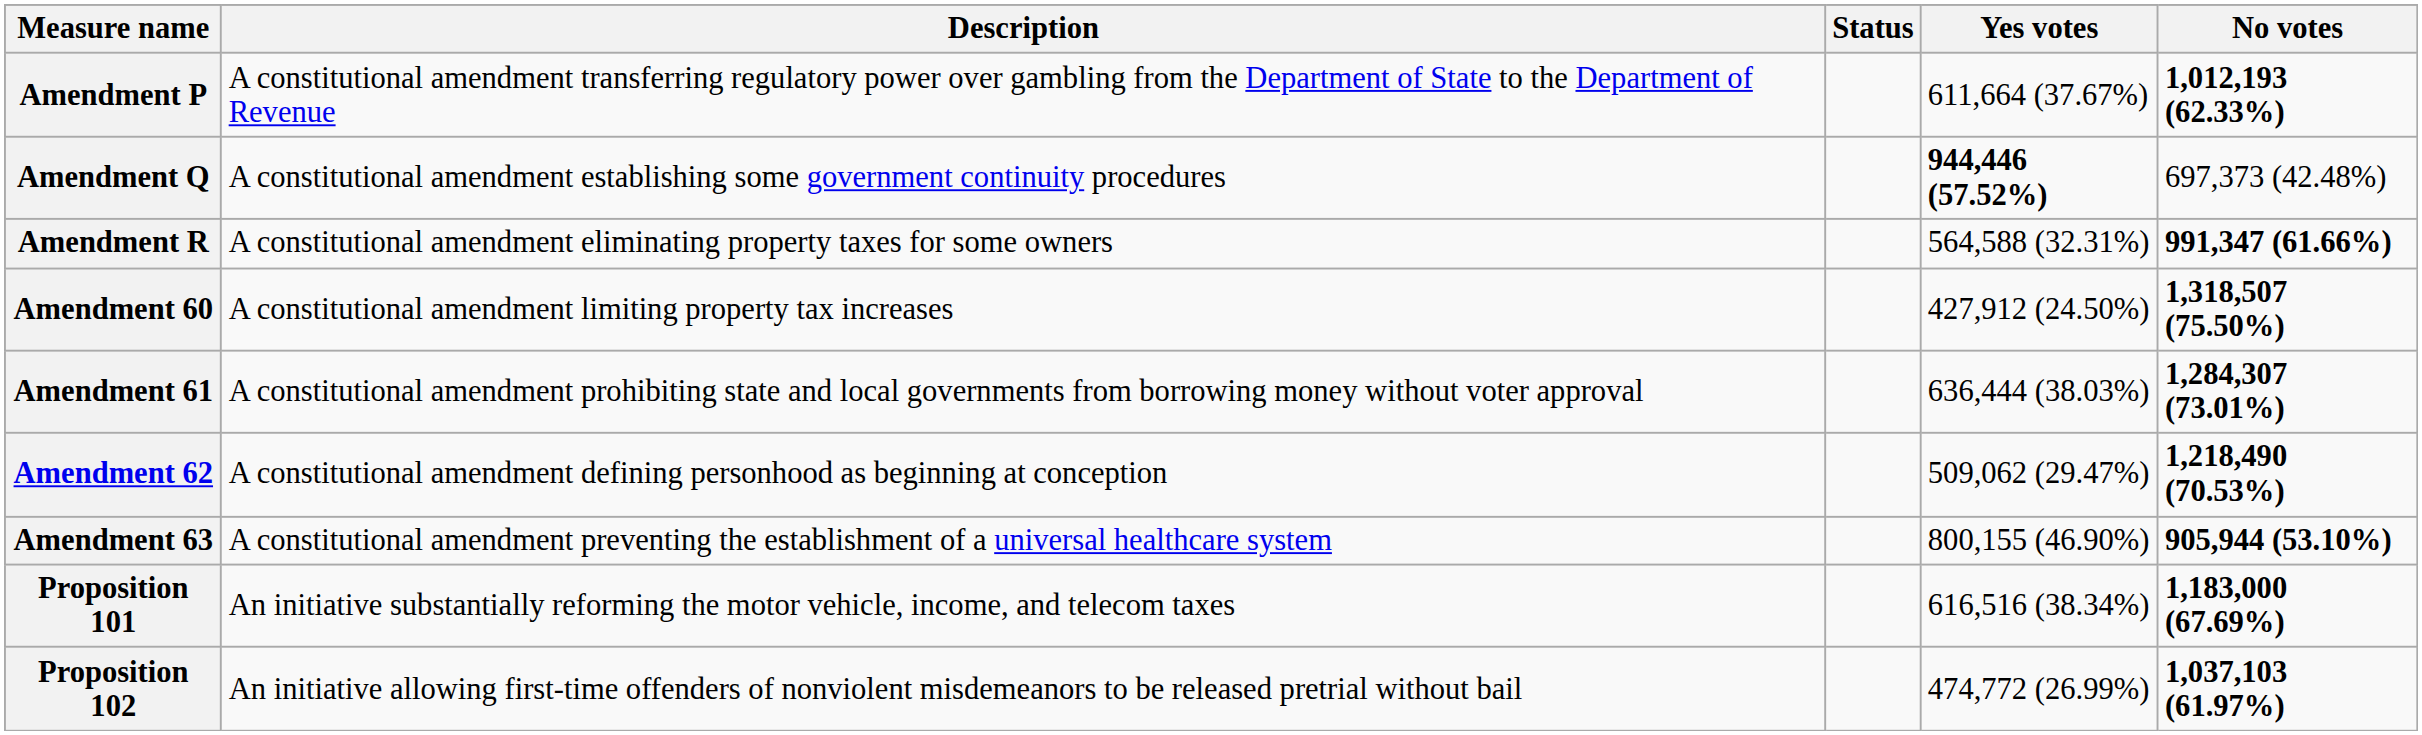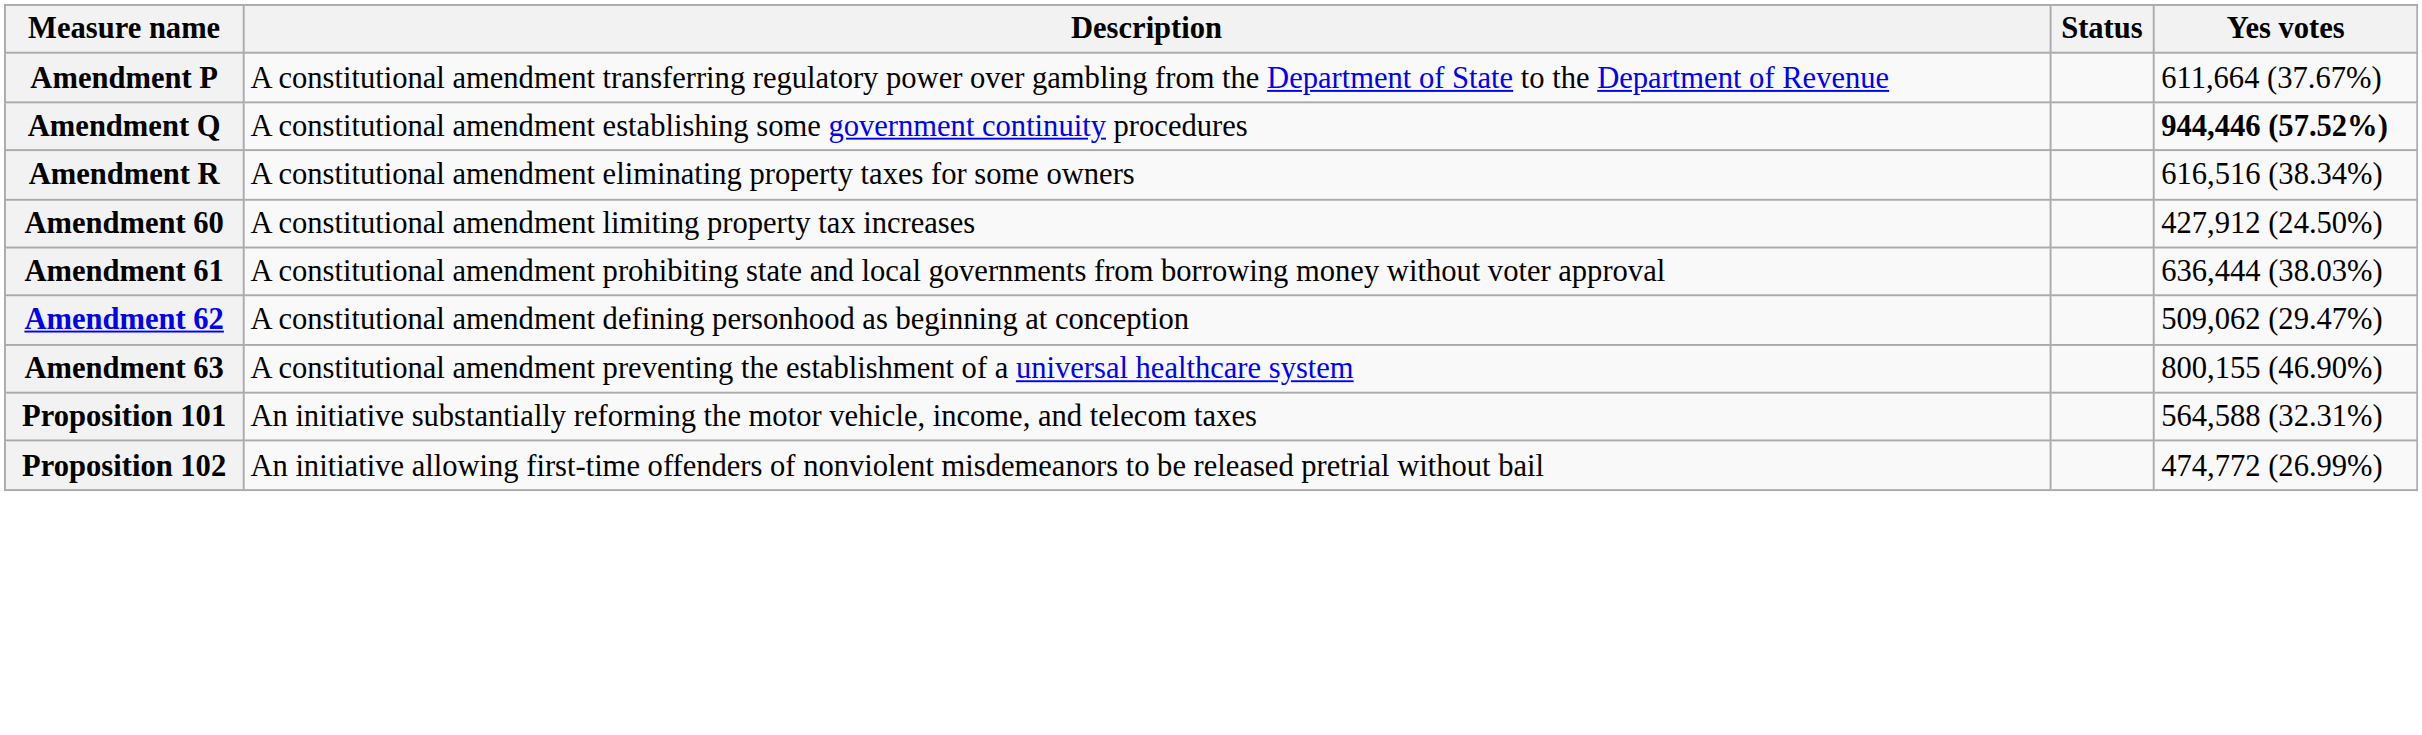- column: (2288, 28)
(2039, 242) 564,588 (32.31%) -> (2272, 174) 616,516 (38.34%)
(2039, 605) 616,516 (38.34%) -> (2272, 416) 564,588 (32.31%)
